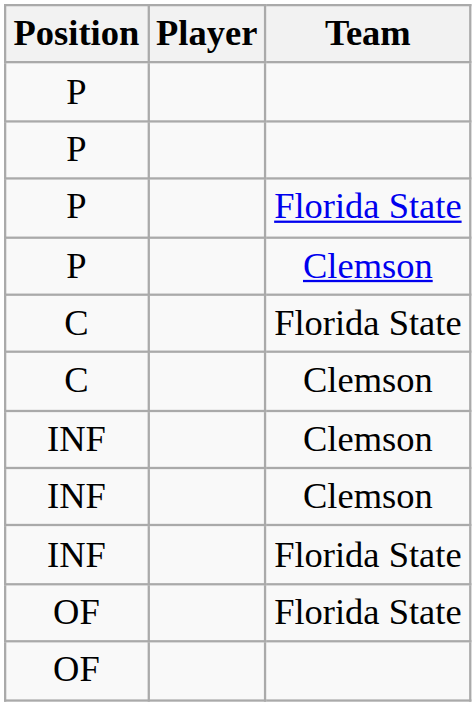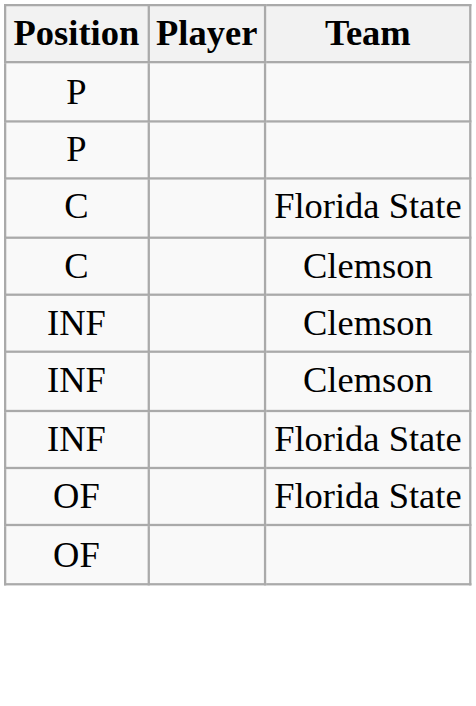- row: (76, 206)
- row: (76, 264)
